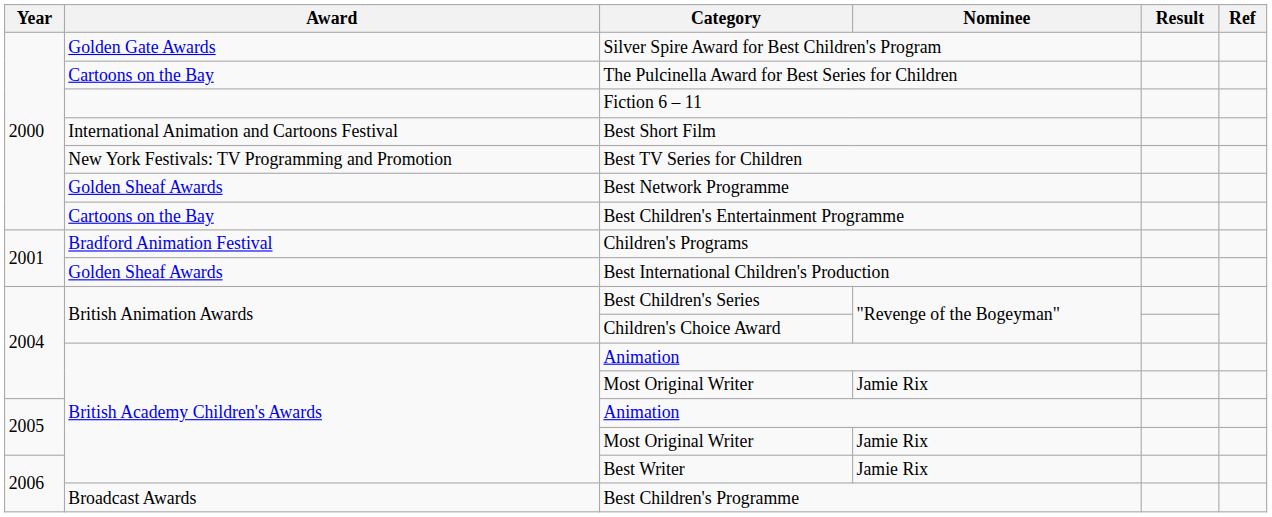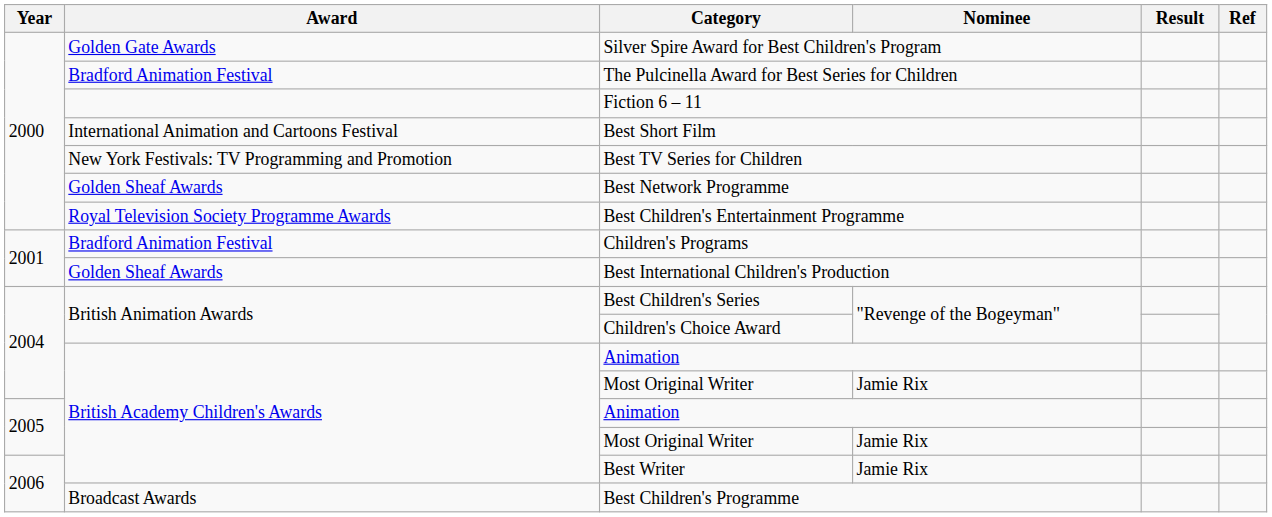(141, 74) Cartoons on the Bay -> (170, 74) Bradford Animation Festival
(141, 215) Cartoons on the Bay -> (230, 215) Royal Television Society Programme Awards
